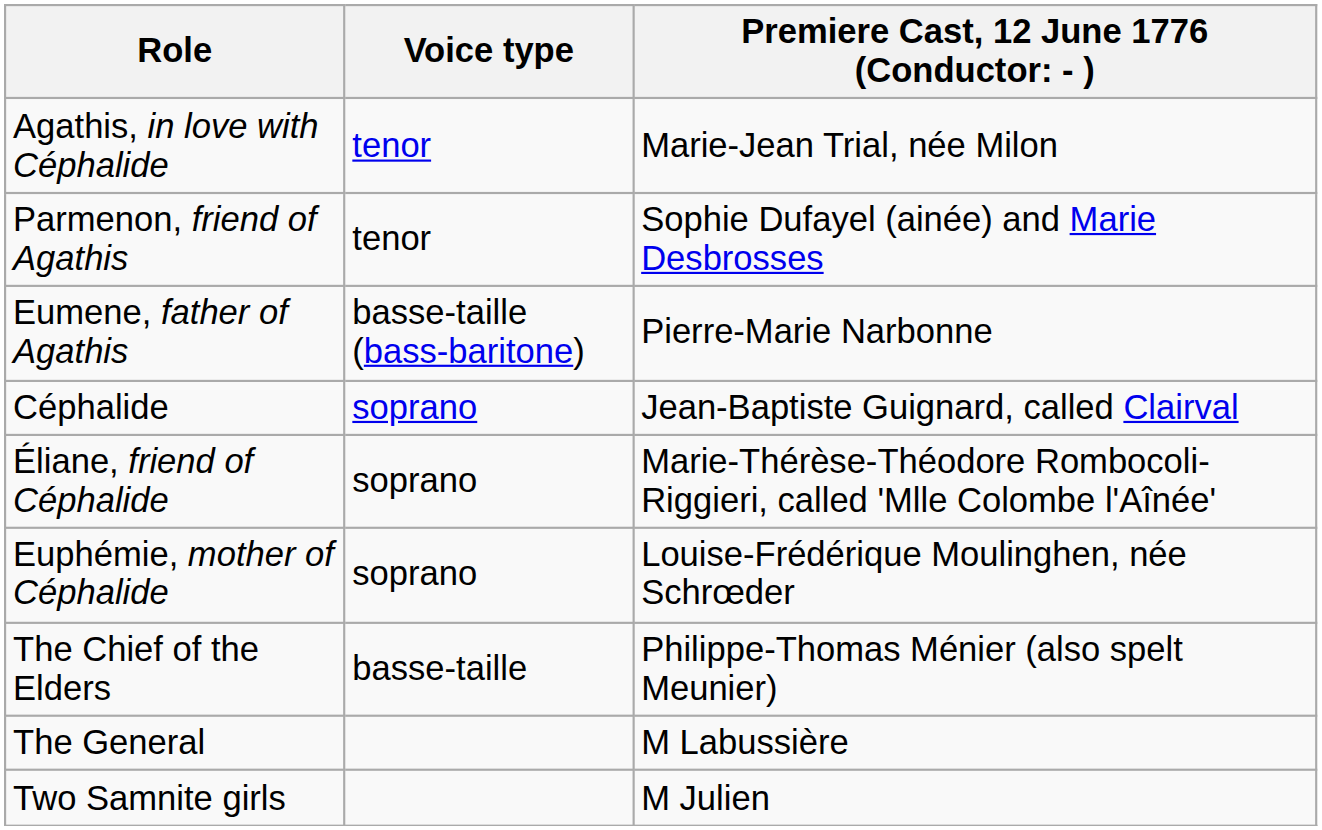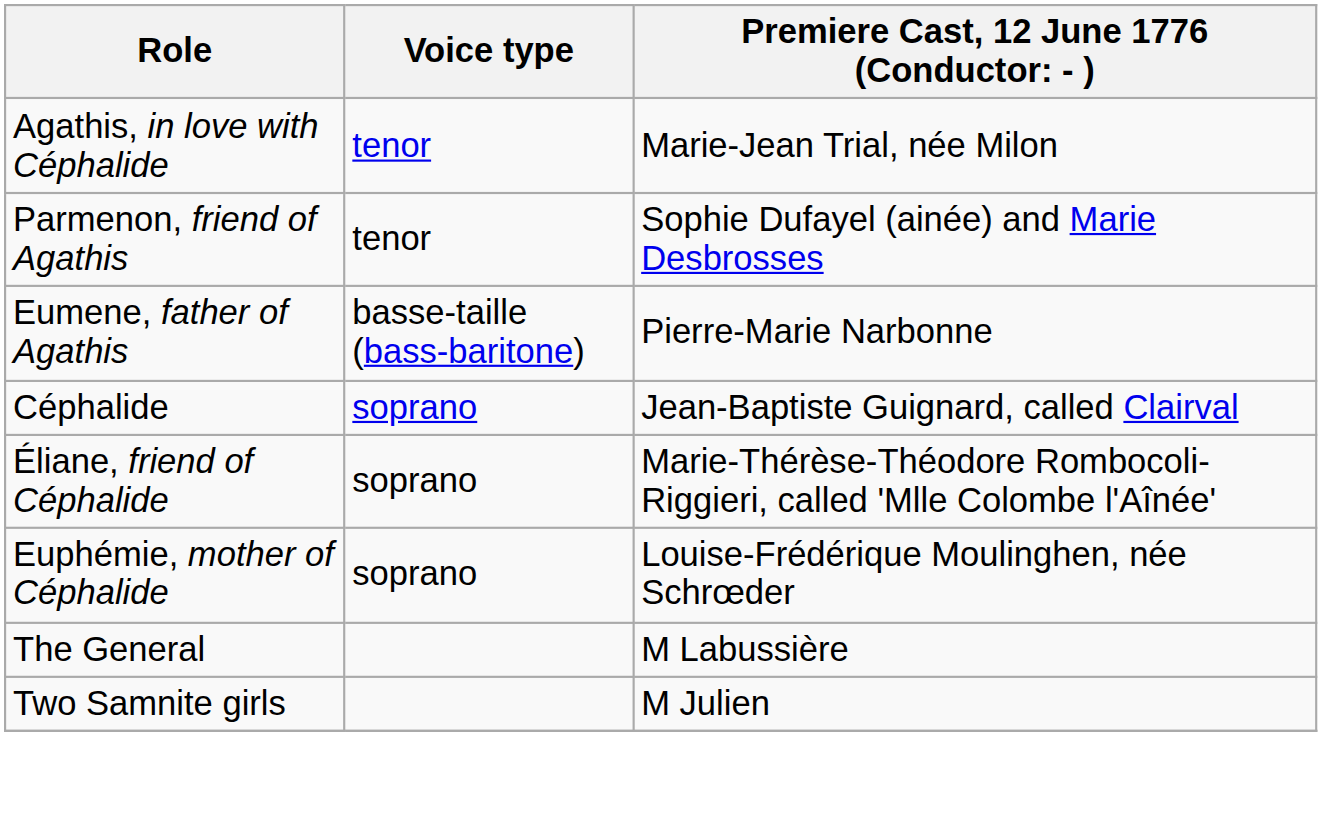- row: (136, 668)
